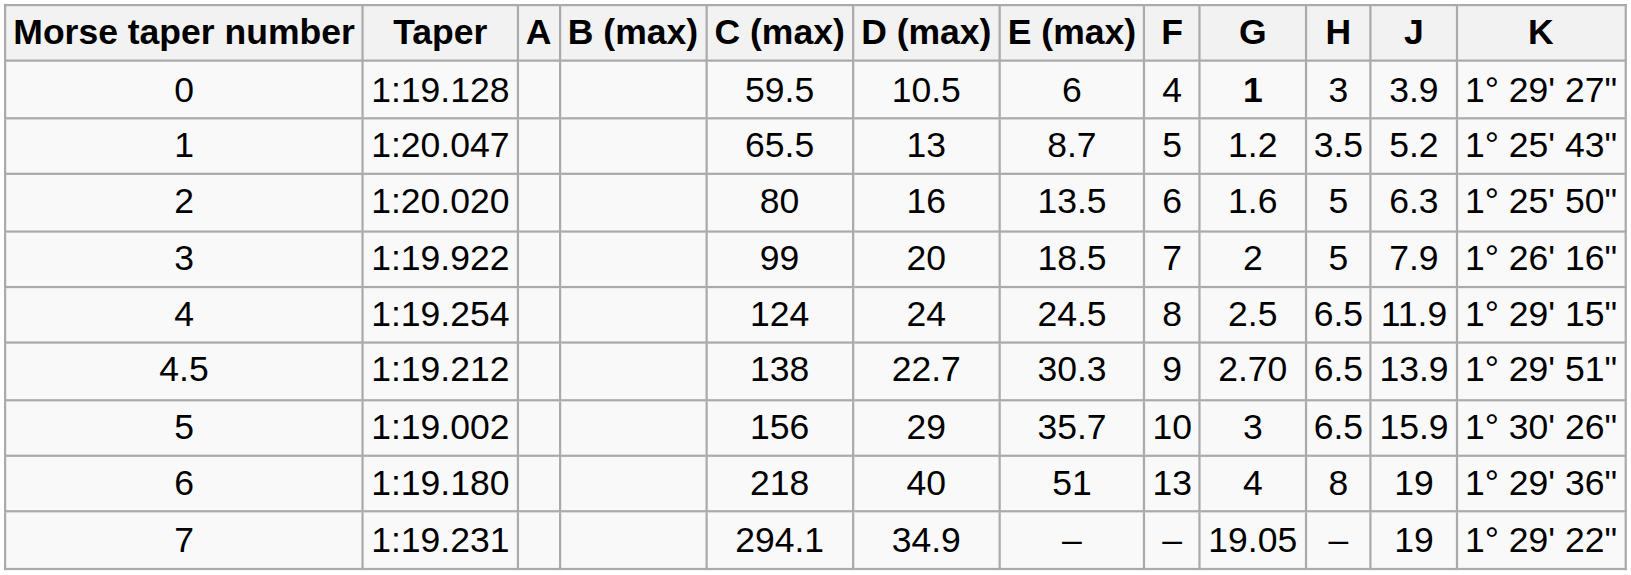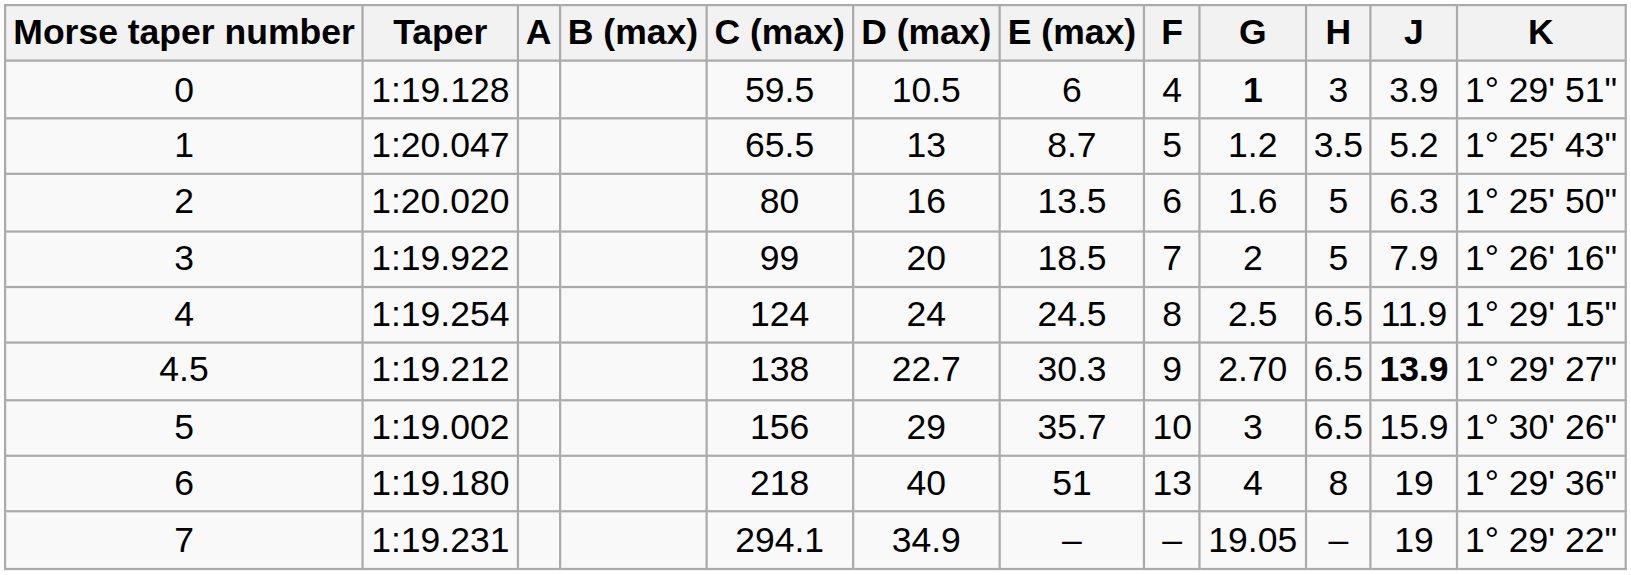(1541, 88) 1° 29' 27" -> (1541, 88) 1° 29' 51"
(1414, 370) normal -> (1414, 370) bold
(1541, 370) 1° 29' 51" -> (1541, 370) 1° 29' 27"
